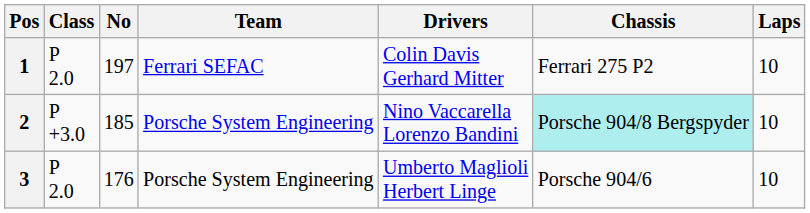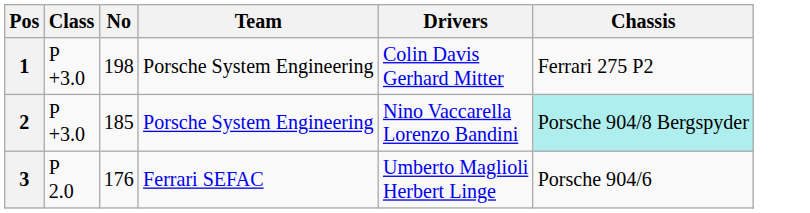- column: (779, 21)
(61, 66) P 2.0 -> (67, 66) P +3.0
(119, 66) 197 -> (119, 66) 198
(203, 66) Ferrari SEFAC -> (258, 66) Porsche System Engineering
(258, 179) Porsche System Engineering -> (203, 179) Ferrari SEFAC
